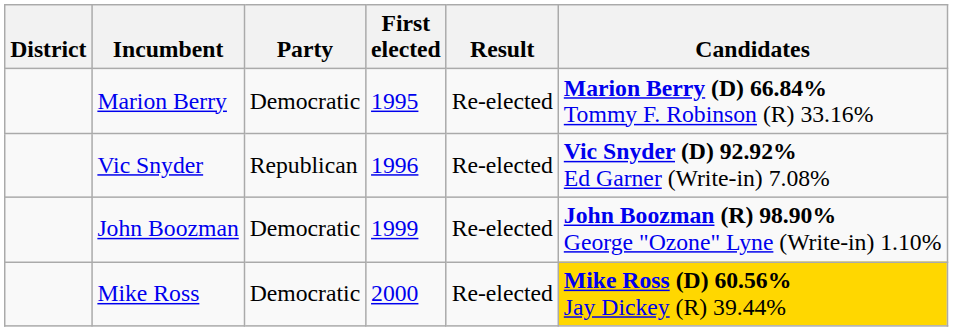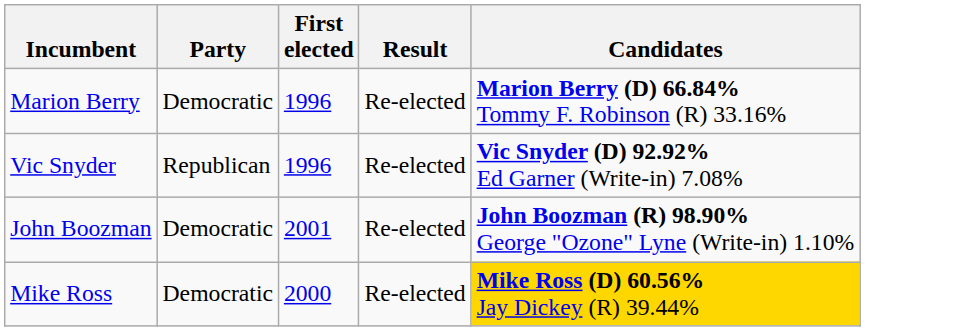- column: (48, 49)
(395, 100) 1995 -> (308, 100) 1996
(395, 229) 1999 -> (308, 229) 2001
